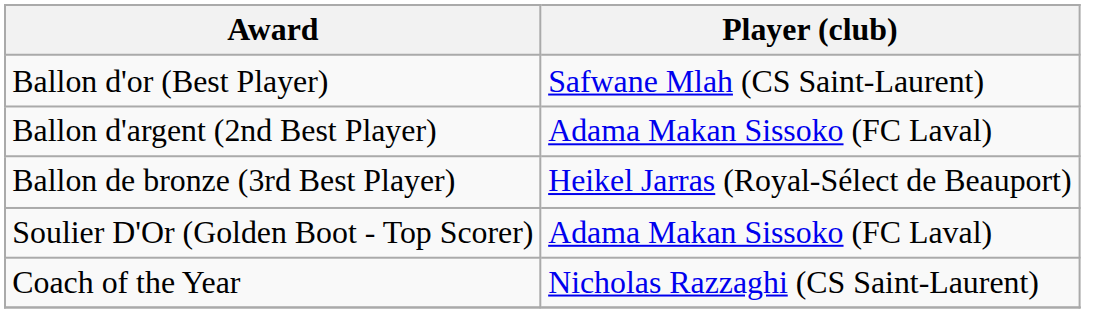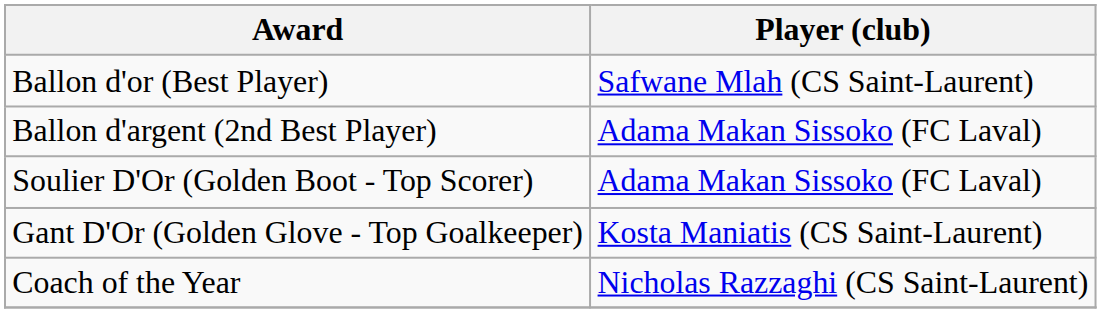- row: (234, 181)
+ row: (298, 231)
